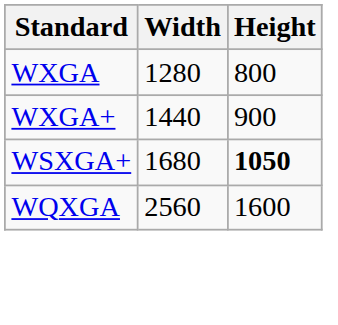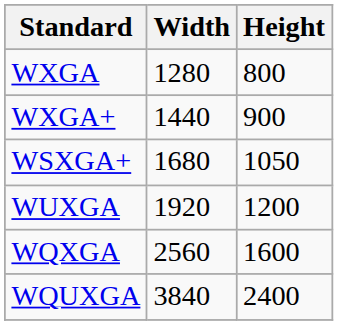(262, 161) bold -> (271, 161) normal
+ row: (66, 206)
+ row: (76, 296)
